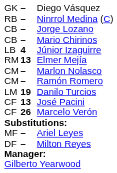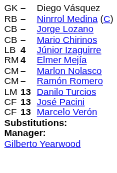(26, 60) 13 -> (23, 60) 4
(26, 91) 19 -> (26, 91) 13
(26, 112) 26 -> (26, 112) 13
- row: (60, 133)
- row: (64, 143)
